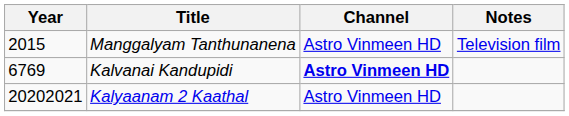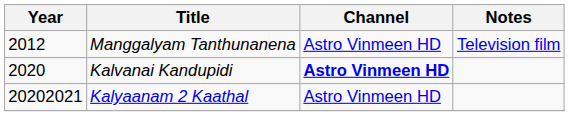(27, 44) 2015 -> (27, 44) 2012
(27, 70) 6769 -> (27, 70) 2020
